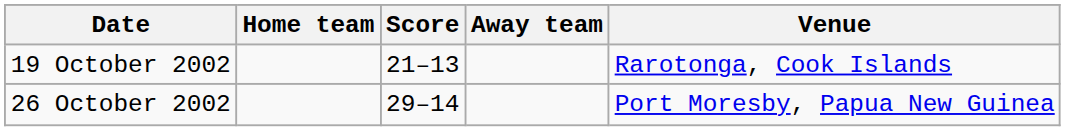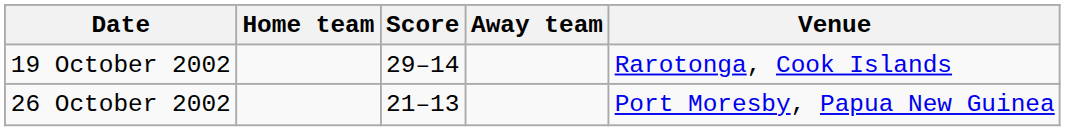(423, 65) 21–13 -> (423, 65) 29–14
(423, 105) 29–14 -> (423, 105) 21–13
